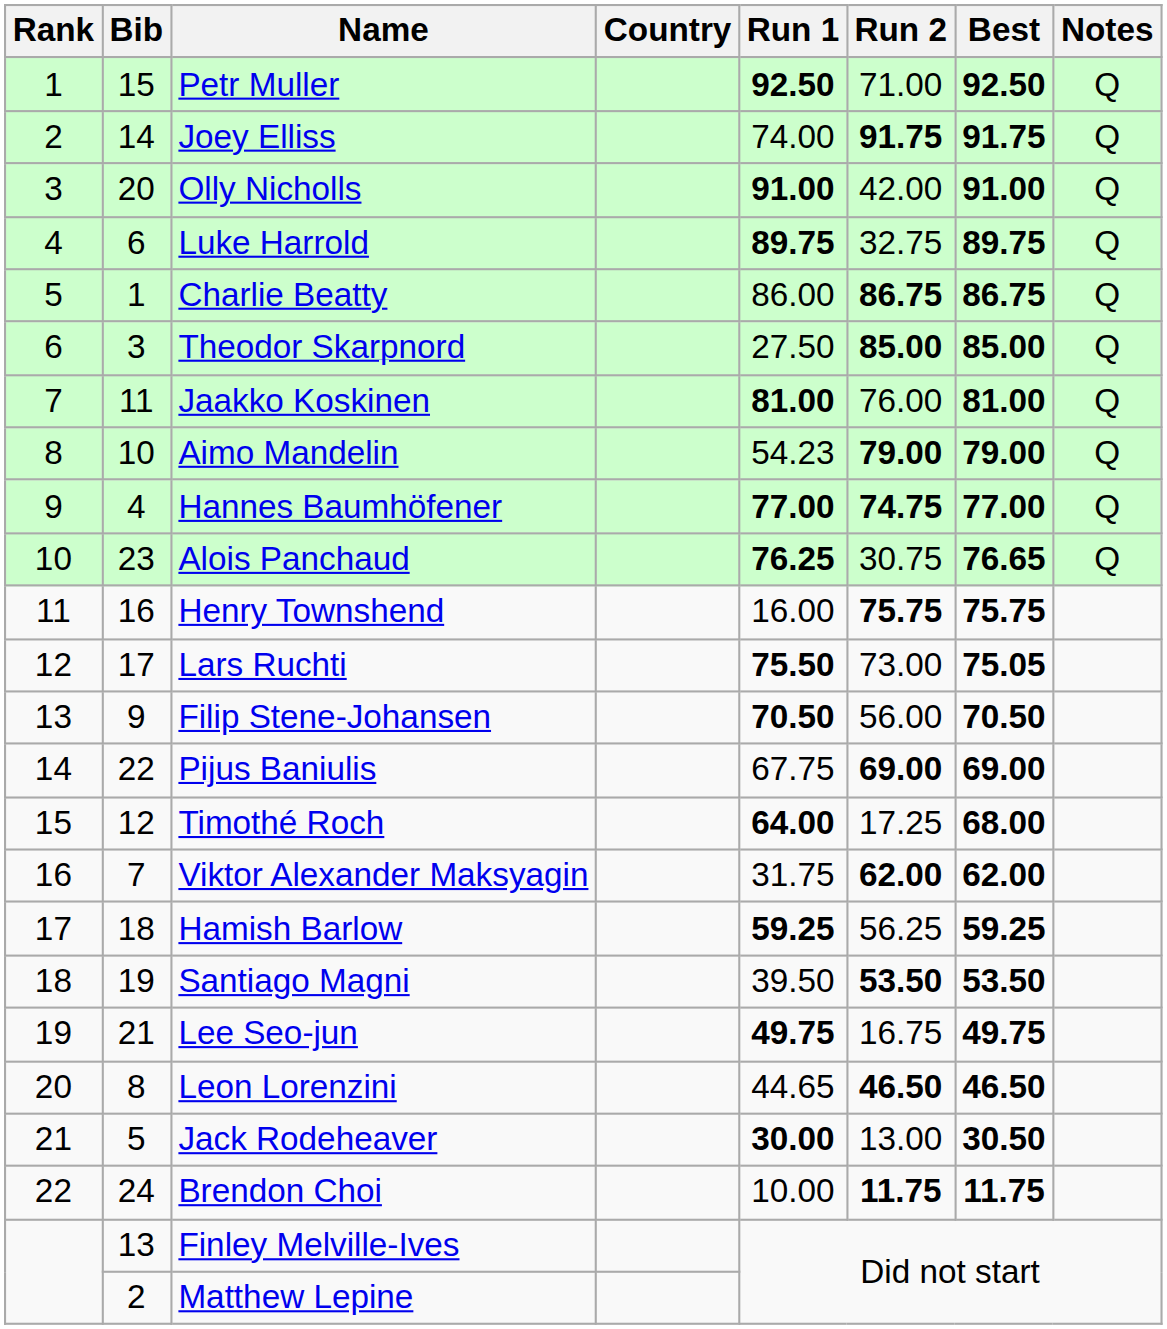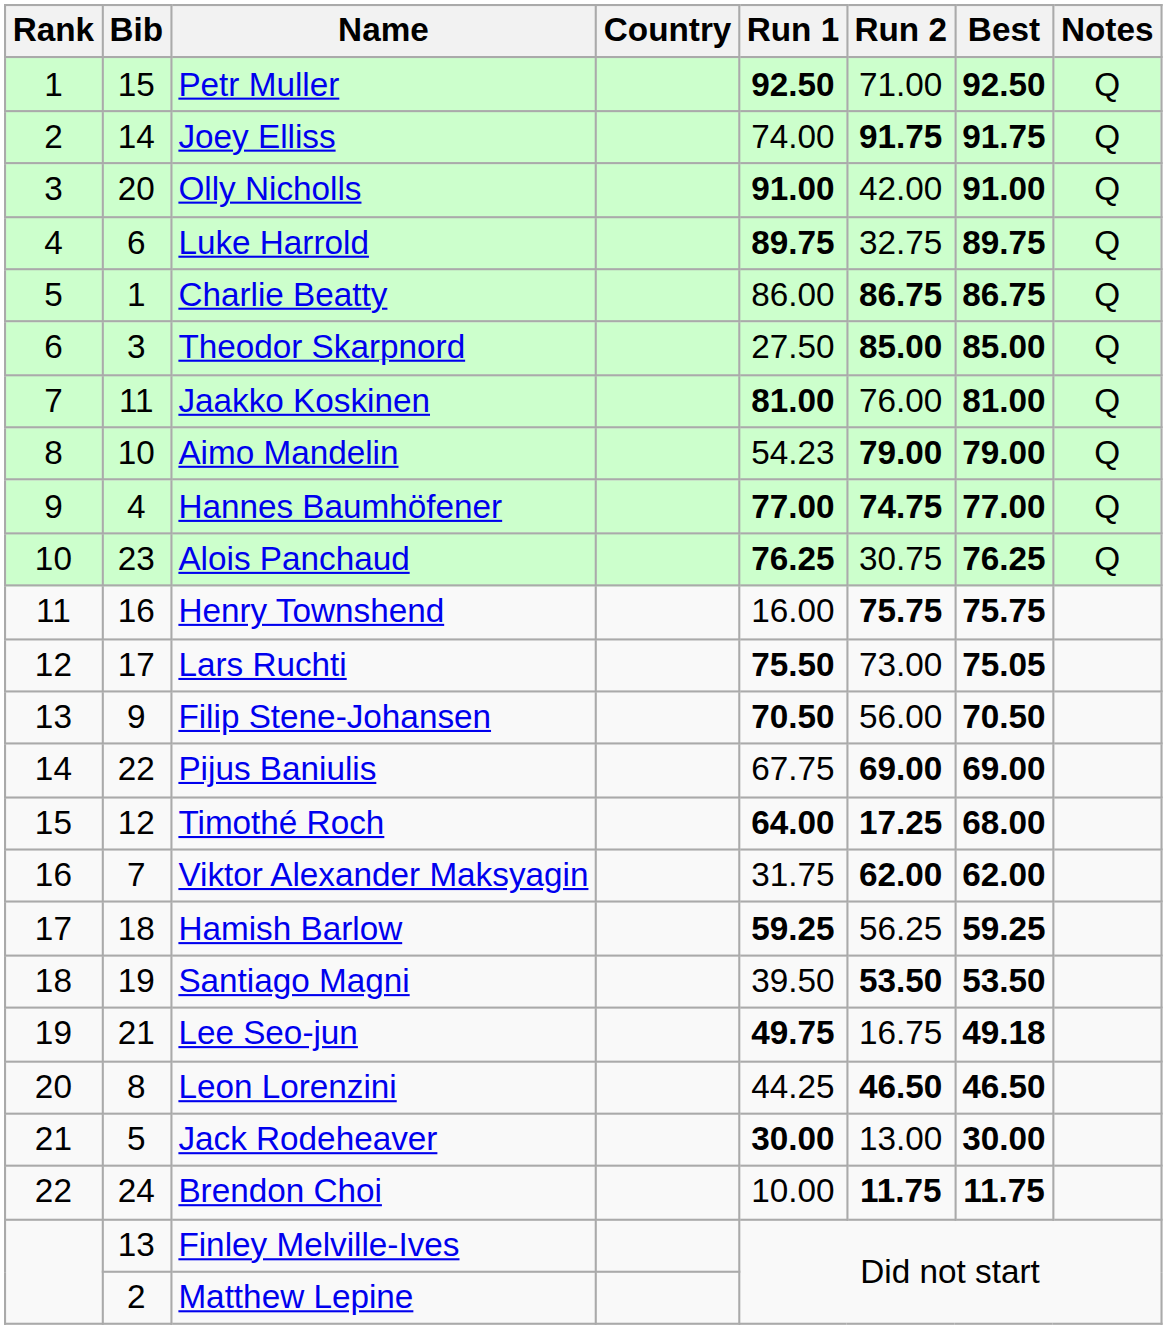(1004, 558) 76.65 -> (1004, 558) 76.25
(901, 822) normal -> (901, 822) bold
(1004, 1033) 49.75 -> (1004, 1033) 49.18
(793, 1086) 44.65 -> (793, 1086) 44.25
(1004, 1139) 30.50 -> (1004, 1139) 30.00
